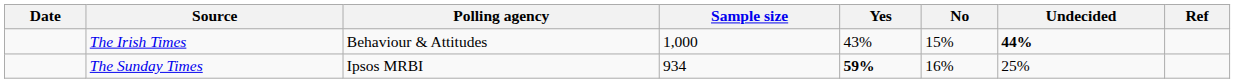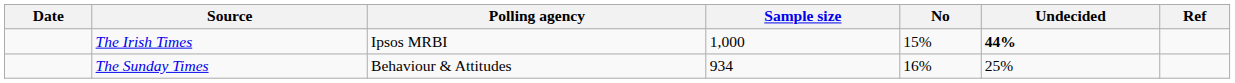- column: (881, 16)
(417, 41) Behaviour & Attitudes -> (409, 41) Ipsos MRBI
(385, 66) Ipsos MRBI -> (441, 66) Behaviour & Attitudes
